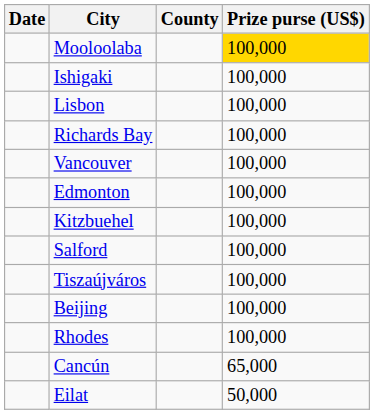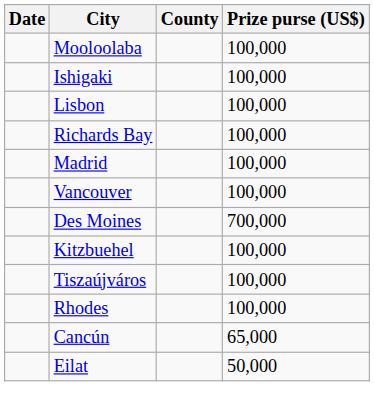(257, 47) gold background -> (257, 47) no background
+ row: (80, 163)
+ row: (97, 221)
- row: (92, 192)
- row: (80, 250)
- row: (80, 308)
